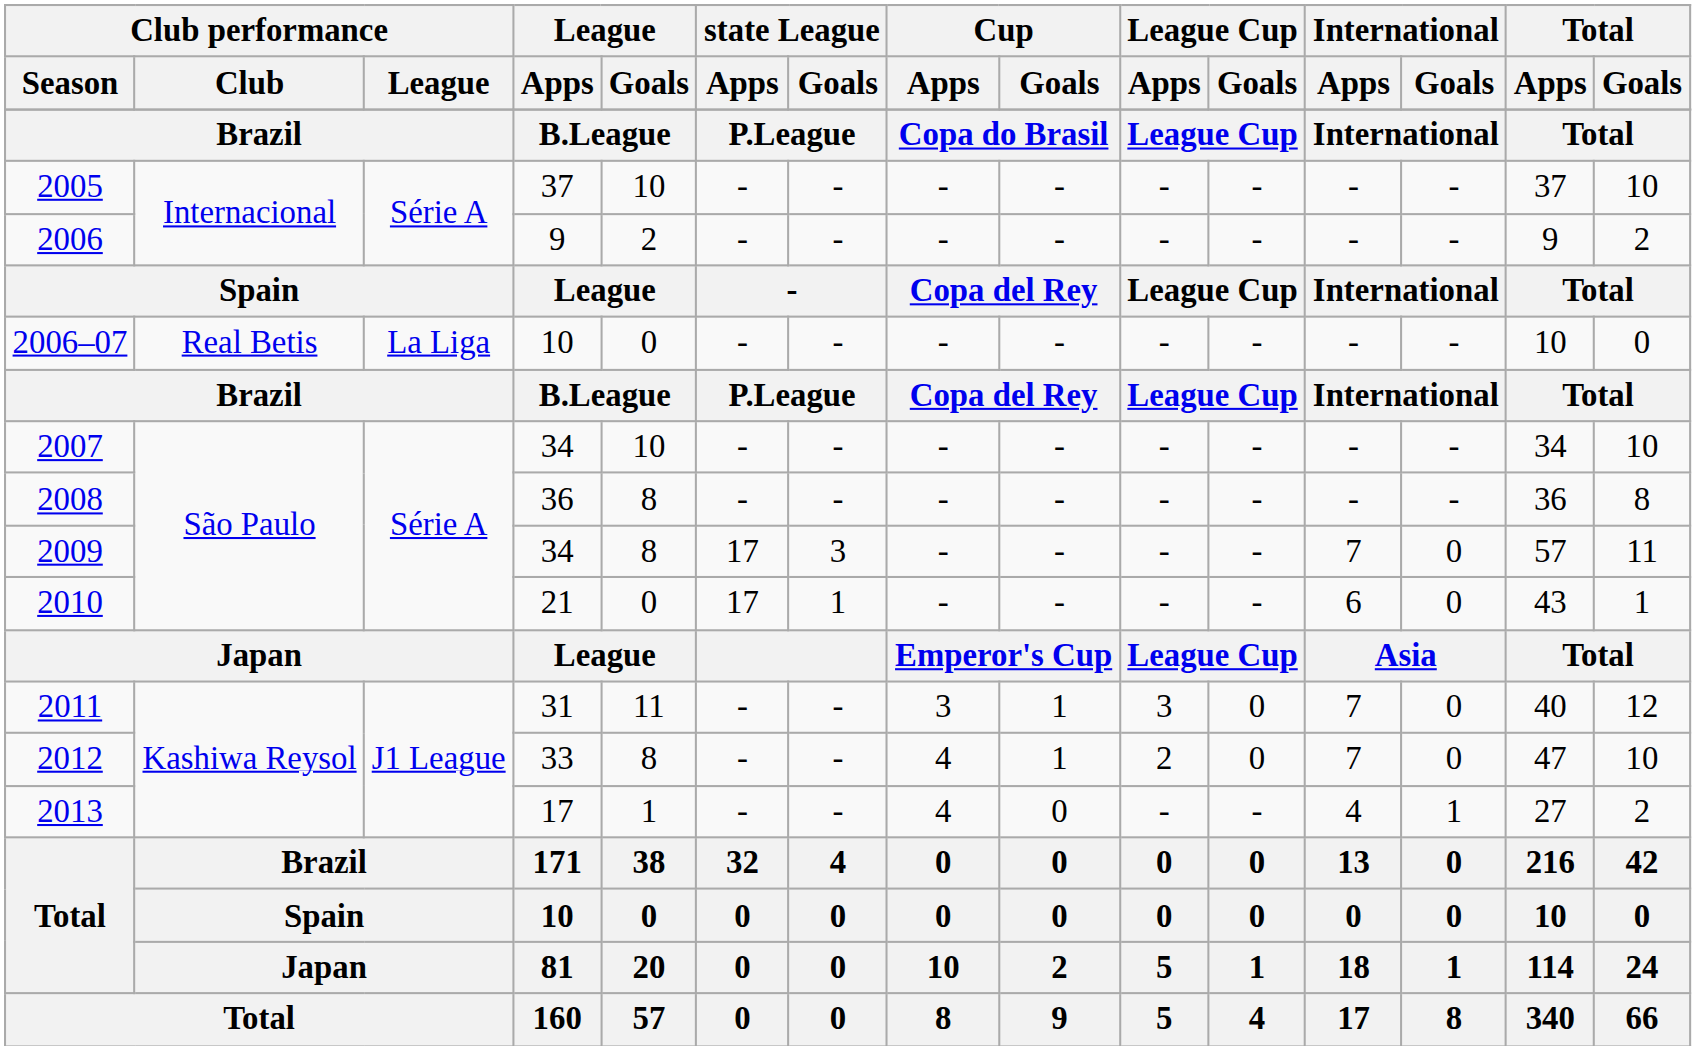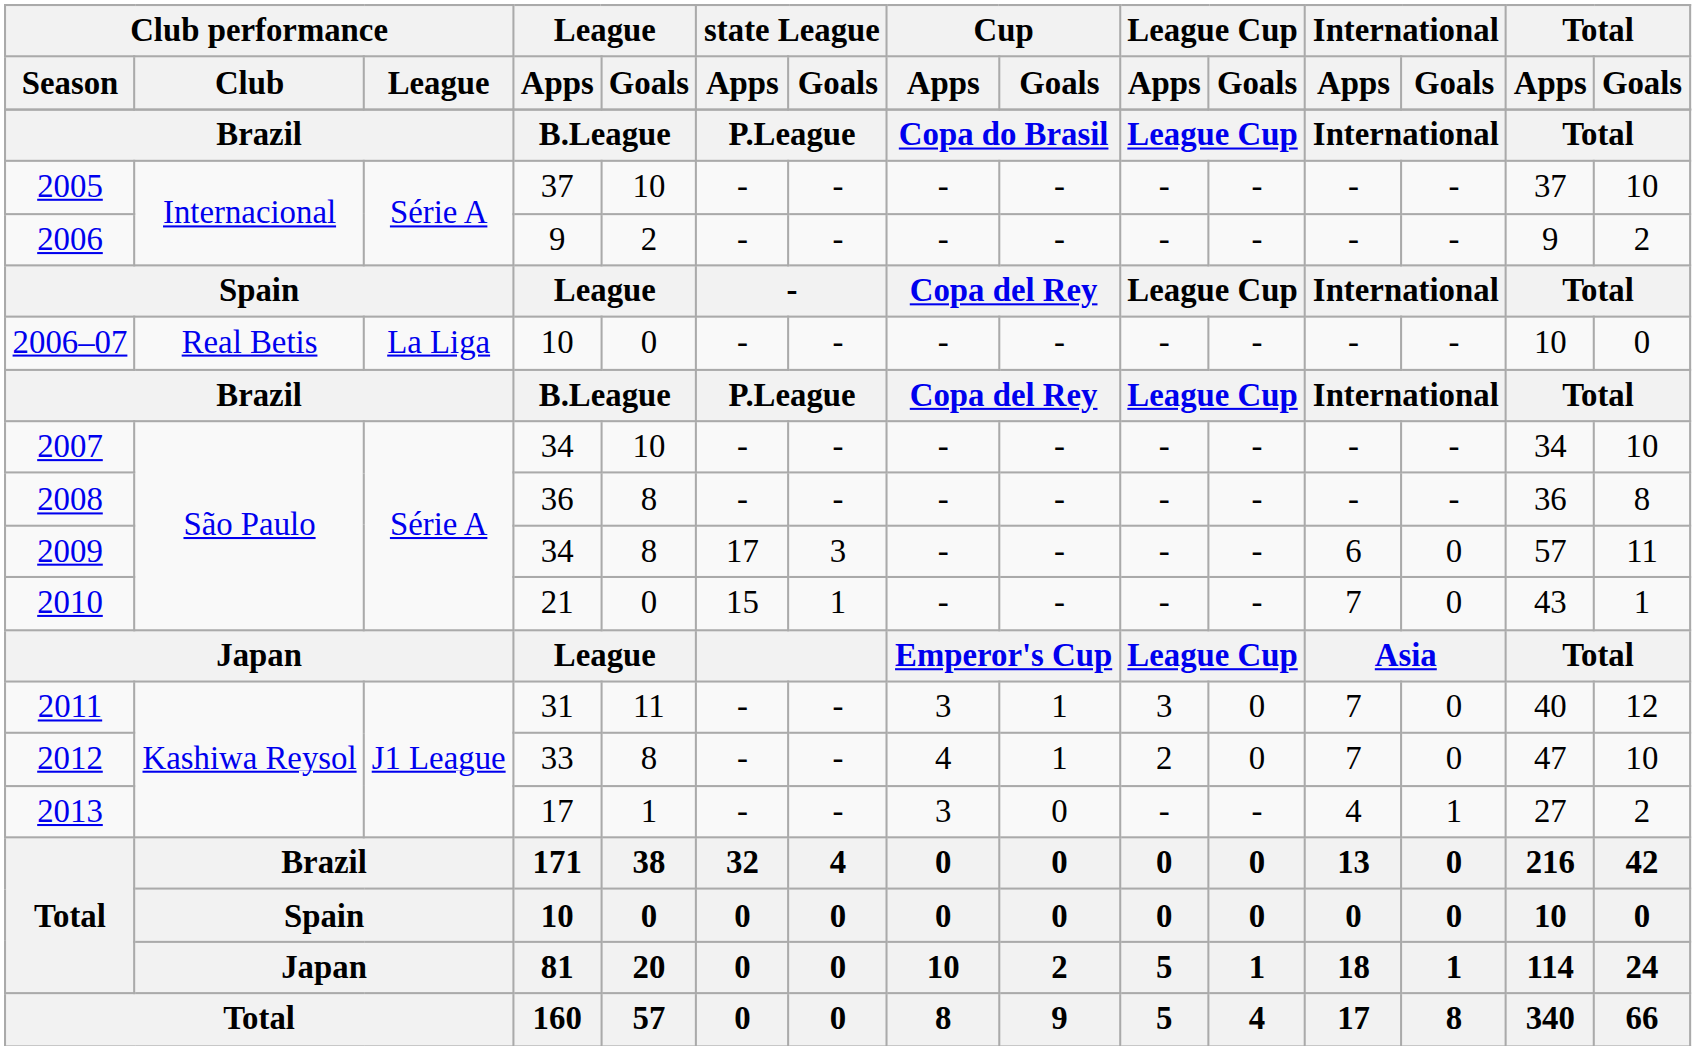(1354, 550) 7 -> (1354, 550) 6
(742, 602) 17 -> (742, 602) 15
(1354, 602) 6 -> (1354, 602) 7
(943, 810) 4 -> (943, 810) 3
